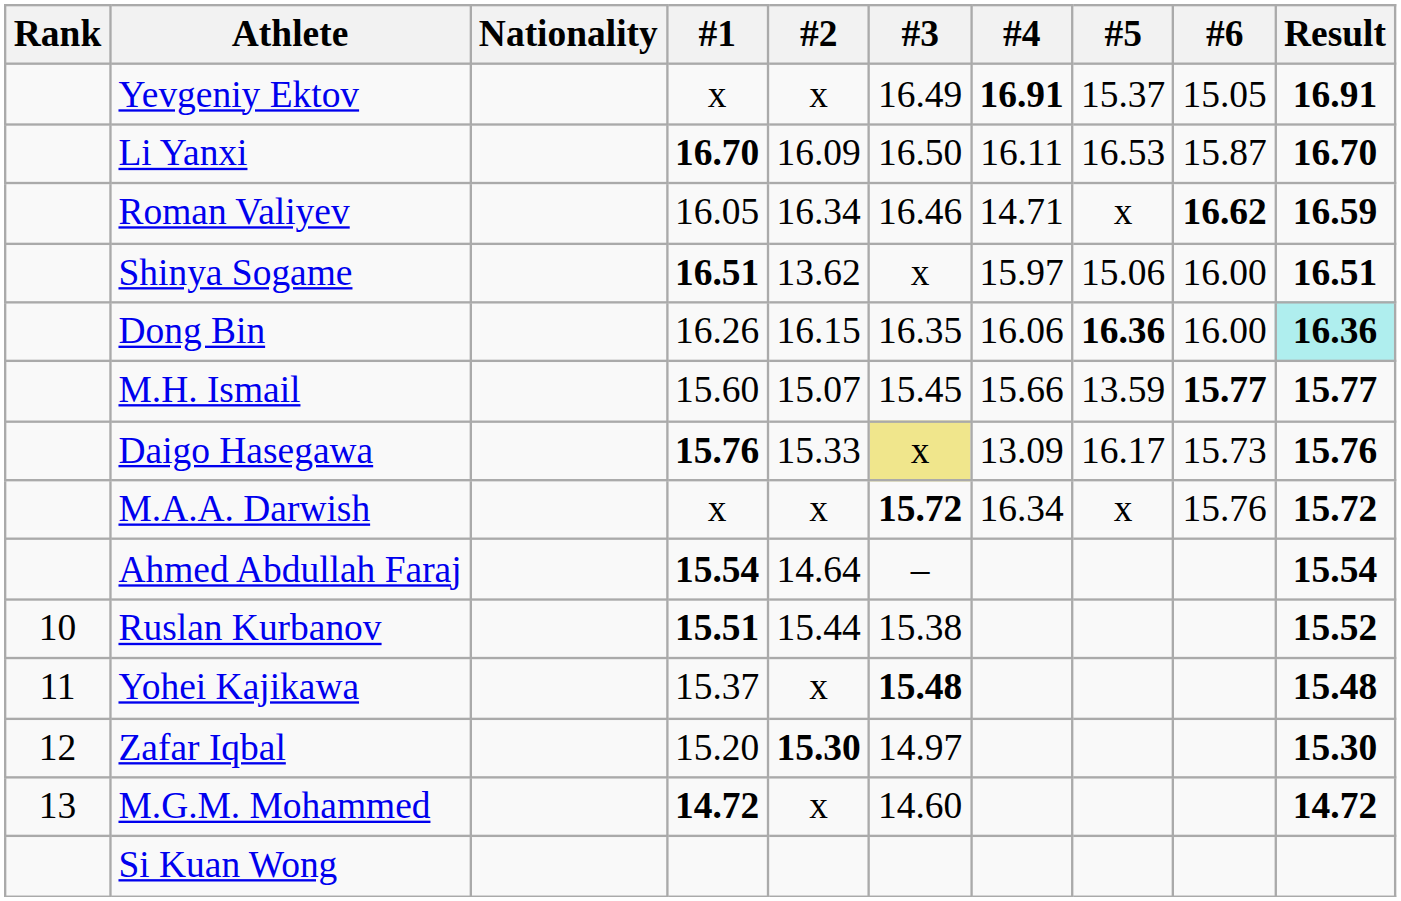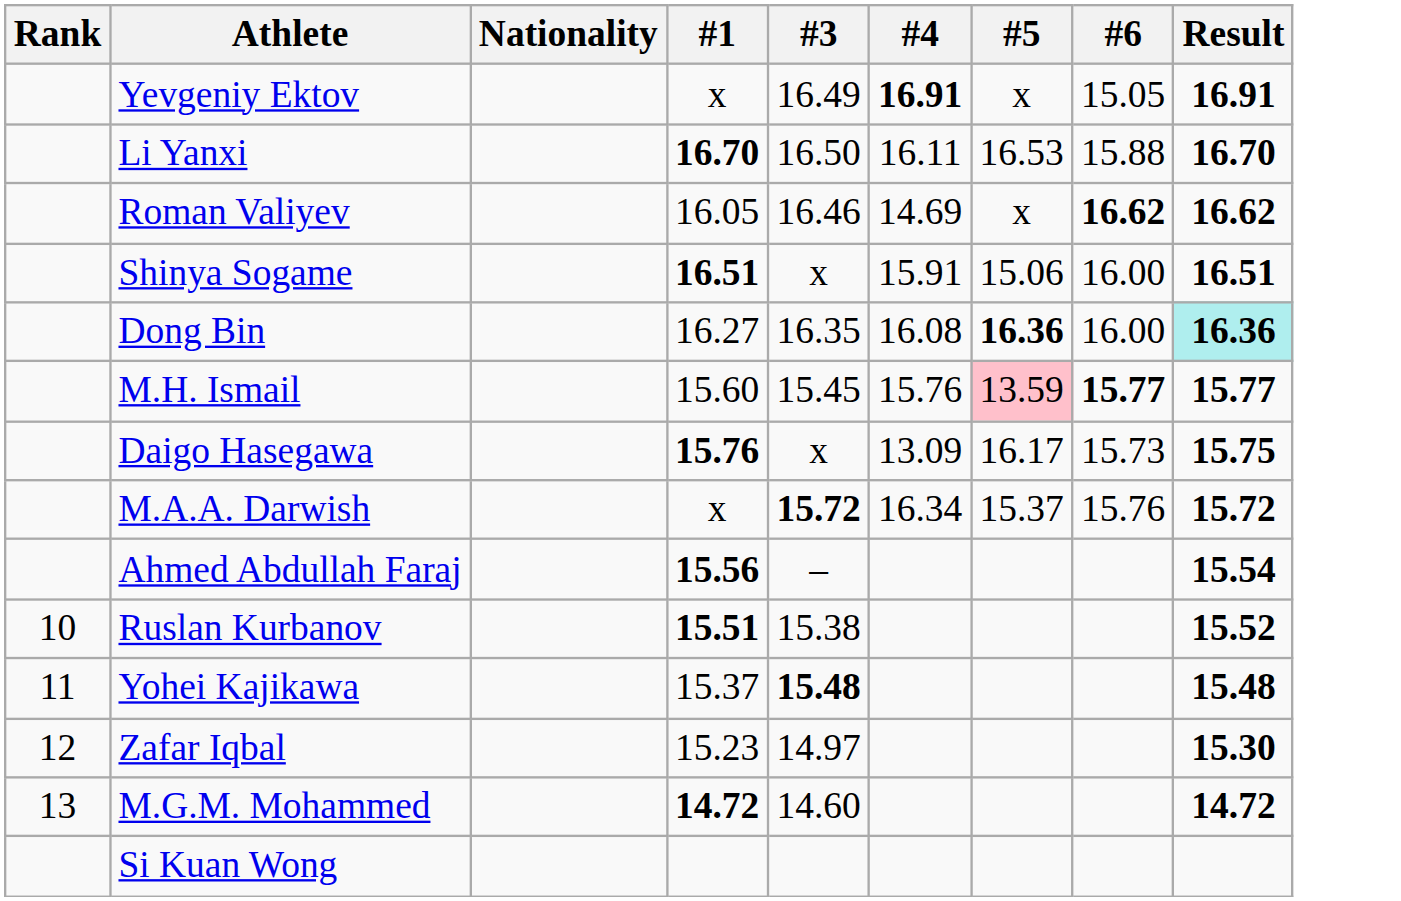- column: (819, 34)
(1123, 93) 15.37 -> (1022, 93) x
(1225, 152) 15.87 -> (1123, 152) 15.88
(1022, 212) 14.71 -> (920, 212) 14.69
(1335, 212) 16.59 -> (1233, 212) 16.62
(1022, 271) 15.97 -> (920, 271) 15.91
(717, 331) 16.26 -> (717, 331) 16.27
(1022, 331) 16.06 -> (920, 331) 16.08
(1022, 390) 15.66 -> (920, 390) 15.76
(1123, 390) no background -> (1022, 390) pink background
(920, 449) khaki background -> (819, 449) no background
(1335, 449) 15.76 -> (1233, 449) 15.75
(1123, 509) x -> (1022, 509) 15.37
(717, 568) 15.54 -> (717, 568) 15.56
(717, 746) 15.20 -> (717, 746) 15.23
